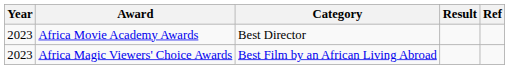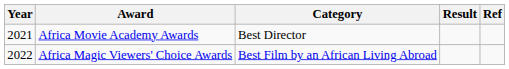(20, 34) 2023 -> (20, 34) 2021
(20, 54) 2023 -> (20, 54) 2022
